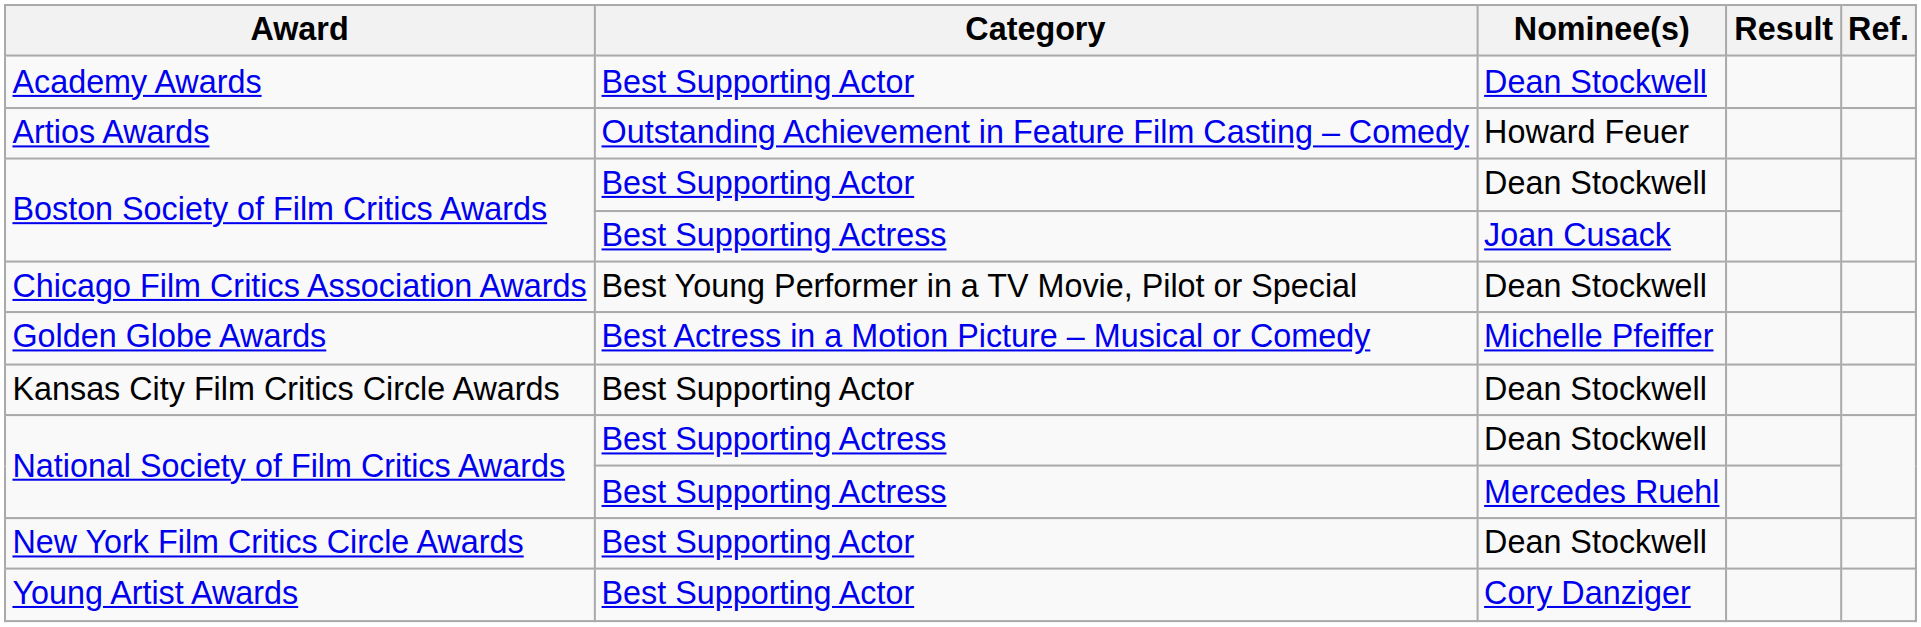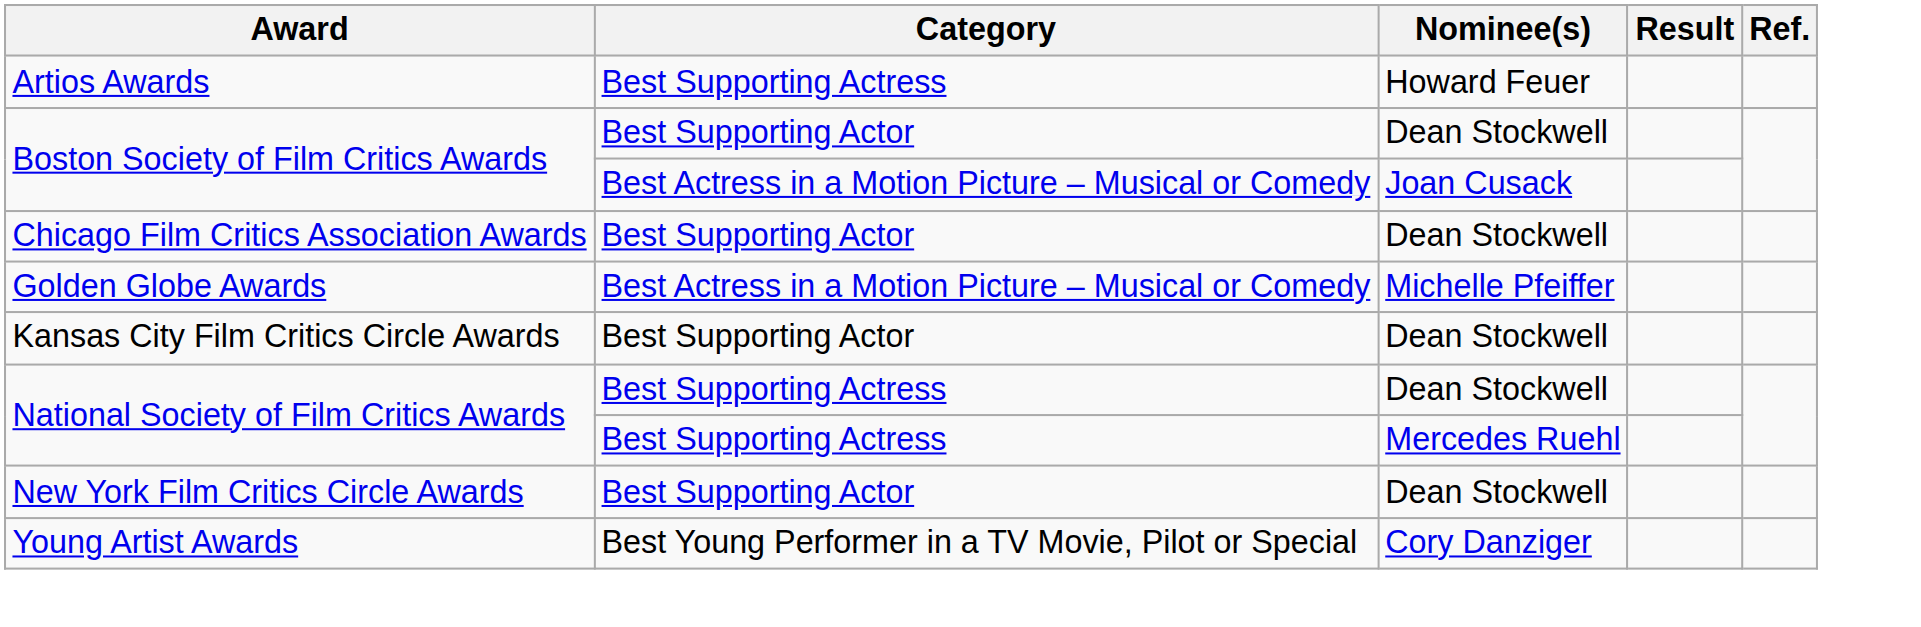- row: (137, 81)
(1035, 132) Outstanding Achievement in Feature Film Casting – Comedy -> (774, 81) Best Supporting Actress
(774, 235) Best Supporting Actress -> (986, 183) Best Actress in a Motion Picture – Musical or Comedy
(979, 286) Best Young Performer in a TV Movie, Pilot or Special -> (758, 235) Best Supporting Actor
(758, 593) Best Supporting Actor -> (979, 542) Best Young Performer in a TV Movie, Pilot or Special
